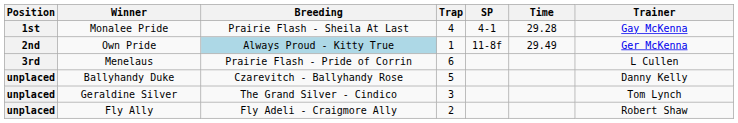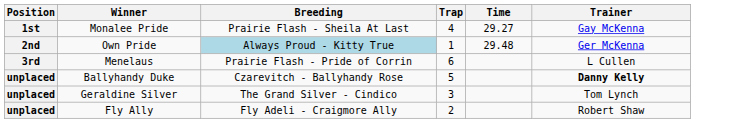- column: (487, 13)
(542, 29) 29.28 -> (499, 29) 29.27
(542, 45) 29.49 -> (499, 45) 29.48
(654, 78) normal -> (611, 78) bold
